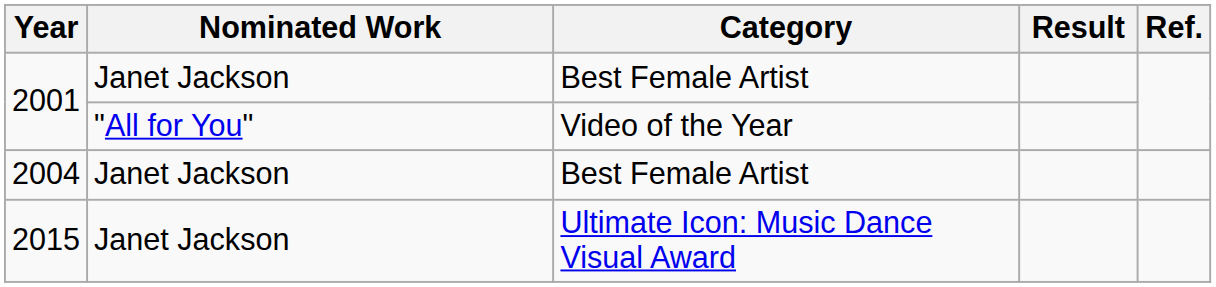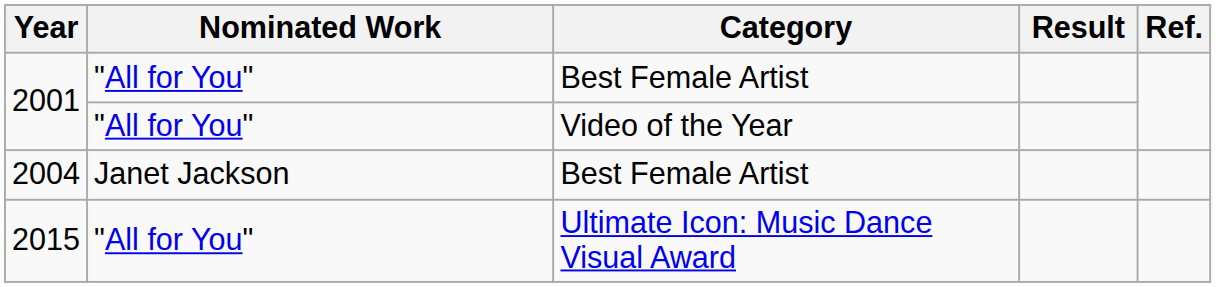(192, 77) Janet Jackson -> (174, 77) "All for You"
(192, 239) Janet Jackson -> (174, 239) "All for You"
